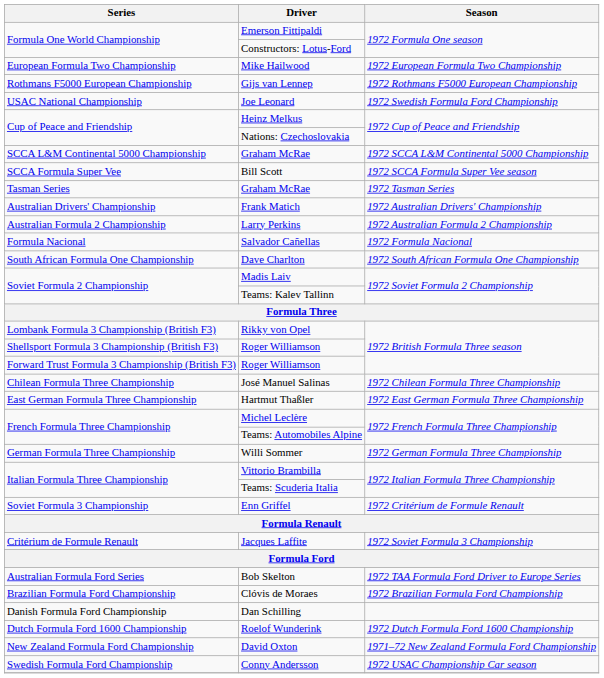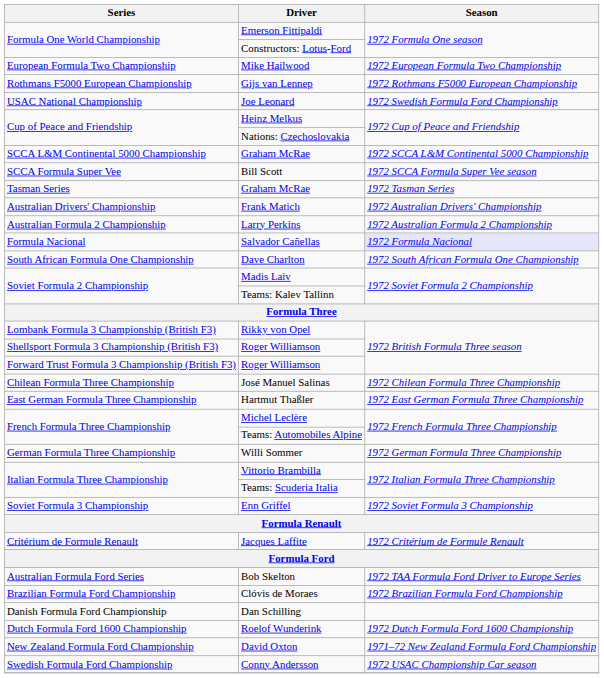(420, 241) no background -> (420, 241) lavender background
(445, 505) 1972 Critérium de Formule Renault -> (450, 505) 1972 Soviet Formula 3 Championship
(450, 541) 1972 Soviet Formula 3 Championship -> (445, 541) 1972 Critérium de Formule Renault
